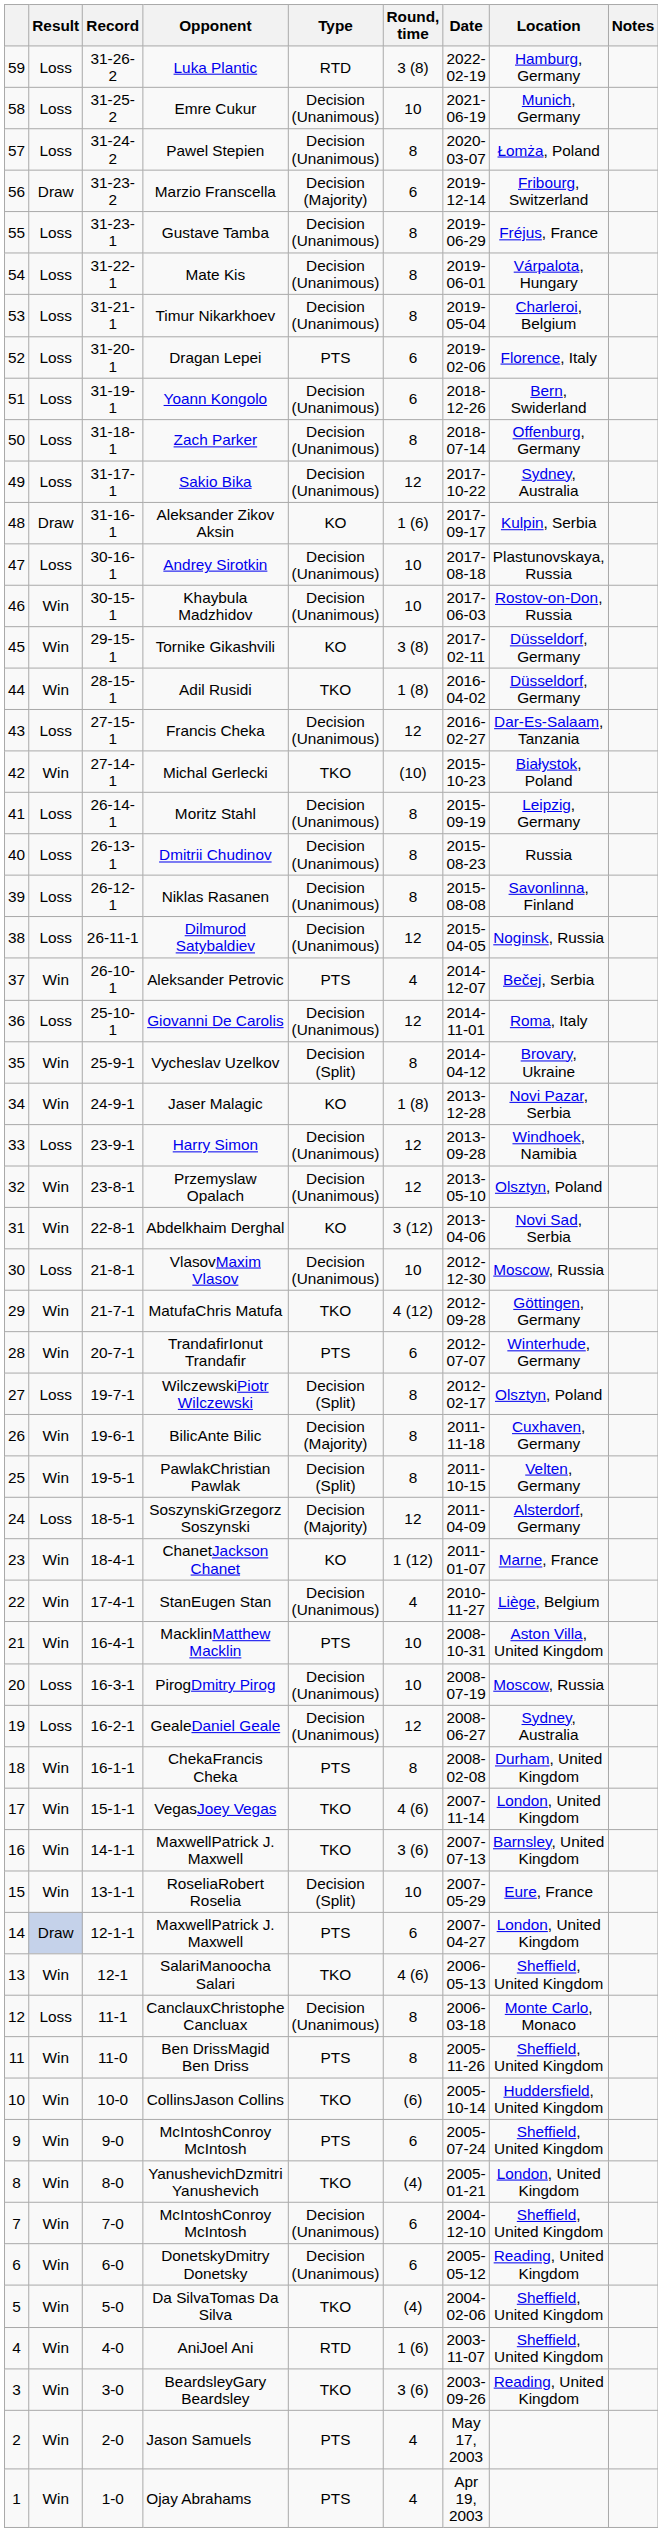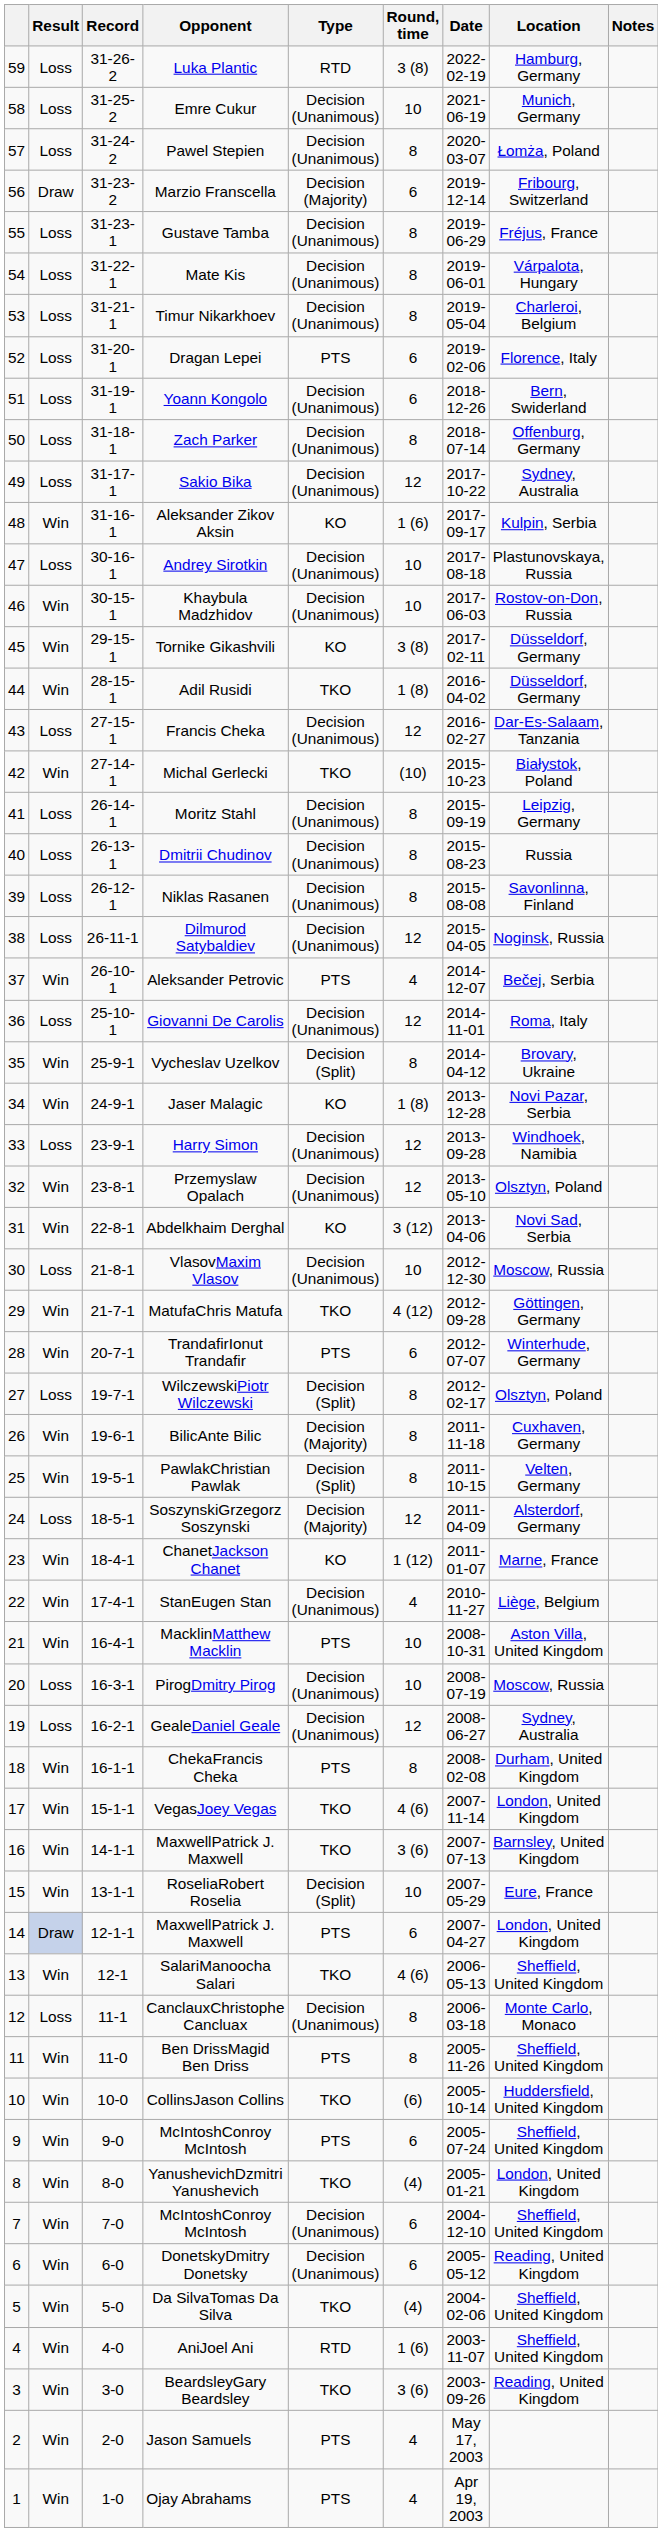(56, 523) Draw -> (56, 523) Win
